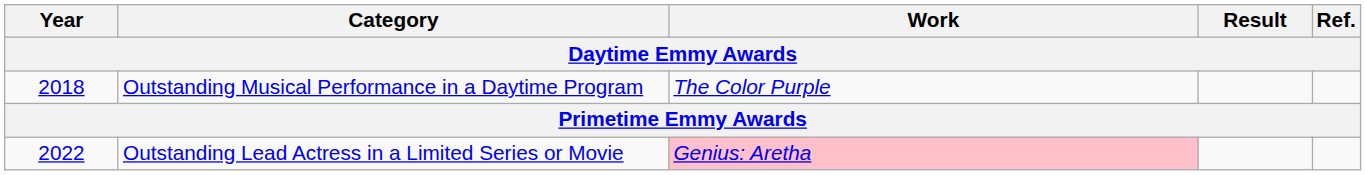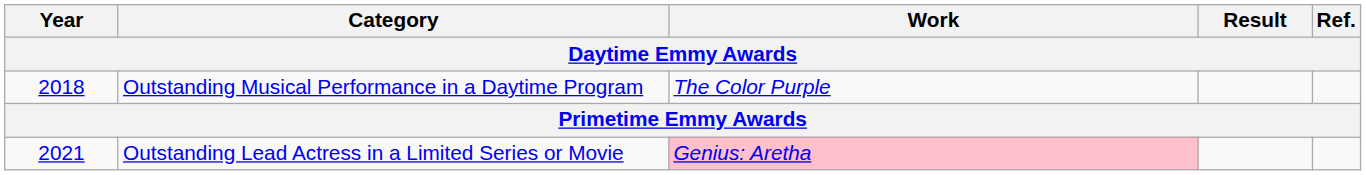(61, 152) 2022 -> (61, 152) 2021
